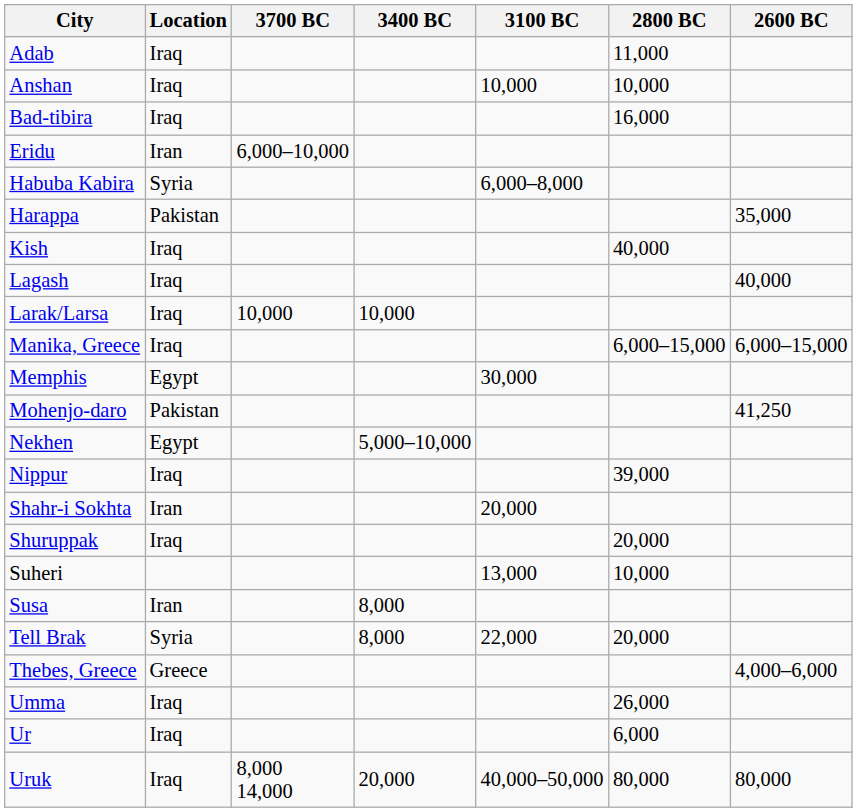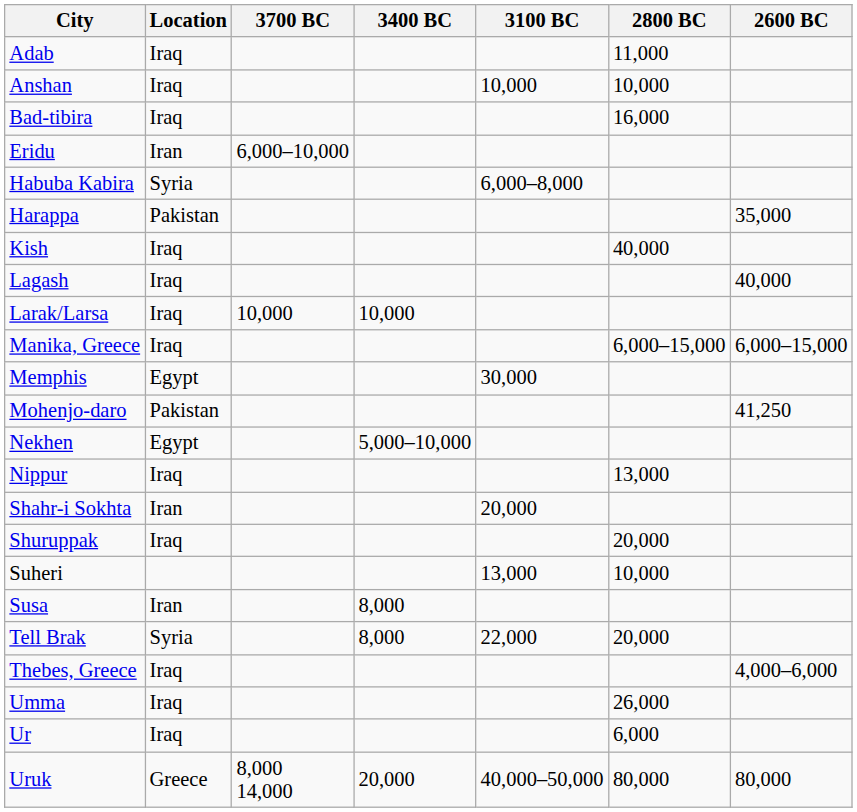(641, 475) 39,000 -> (641, 475) 13,000
(179, 670) Greece -> (166, 670) Iraq
(166, 779) Iraq -> (179, 779) Greece
